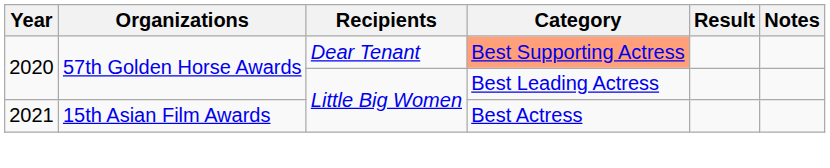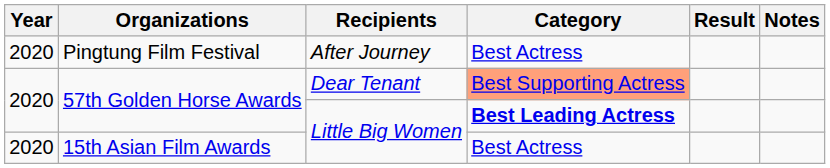+ row: (161, 52)
(565, 83) normal -> (573, 115) bold
(31, 115) 2021 -> (31, 147) 2020
